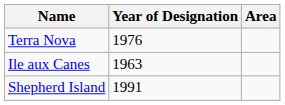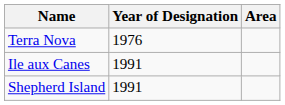(127, 64) 1963 -> (127, 64) 1991
